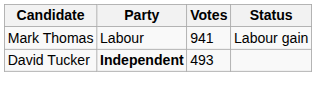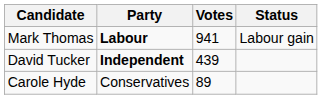(122, 37) normal -> (124, 37) bold
(202, 60) 493 -> (207, 60) 439
+ row: (47, 82)
